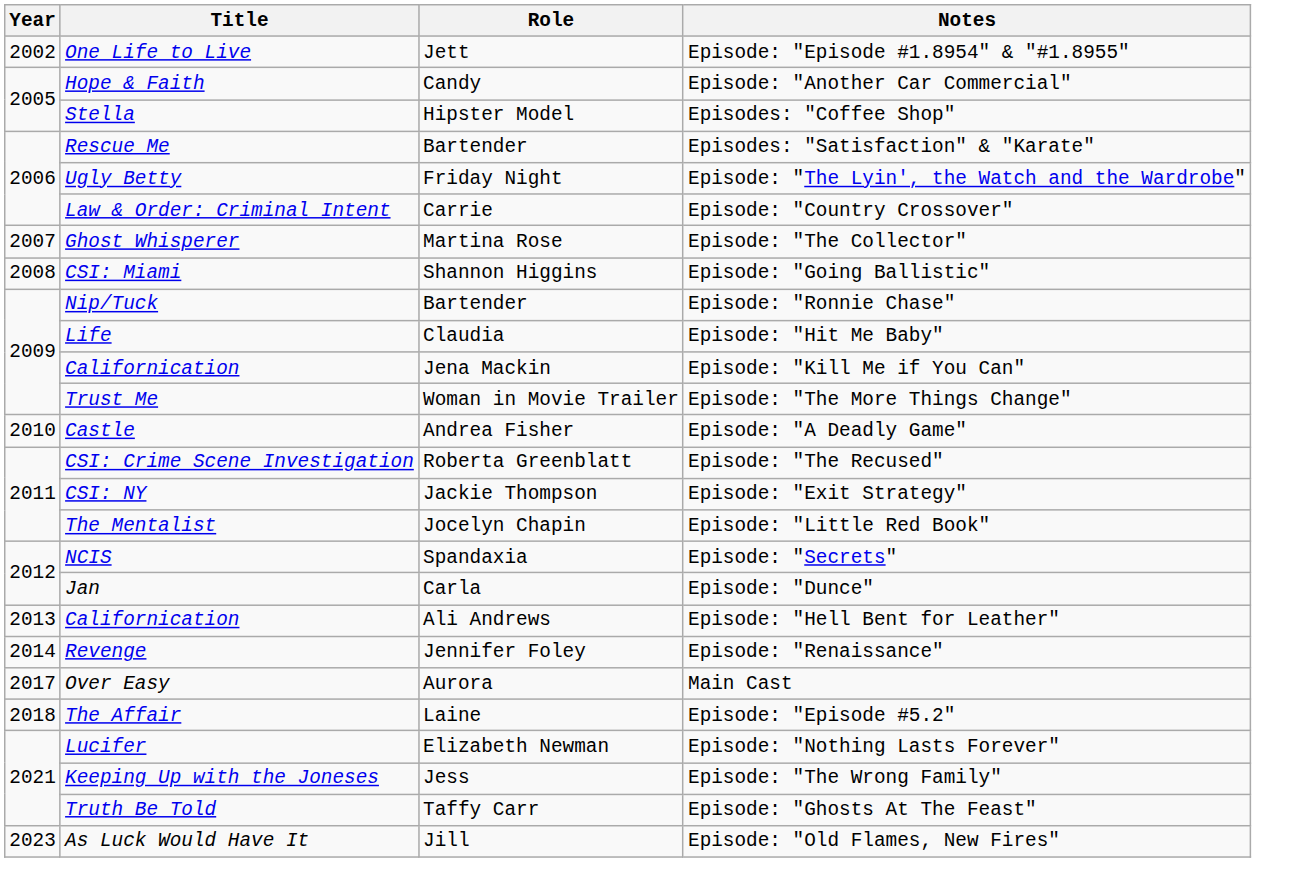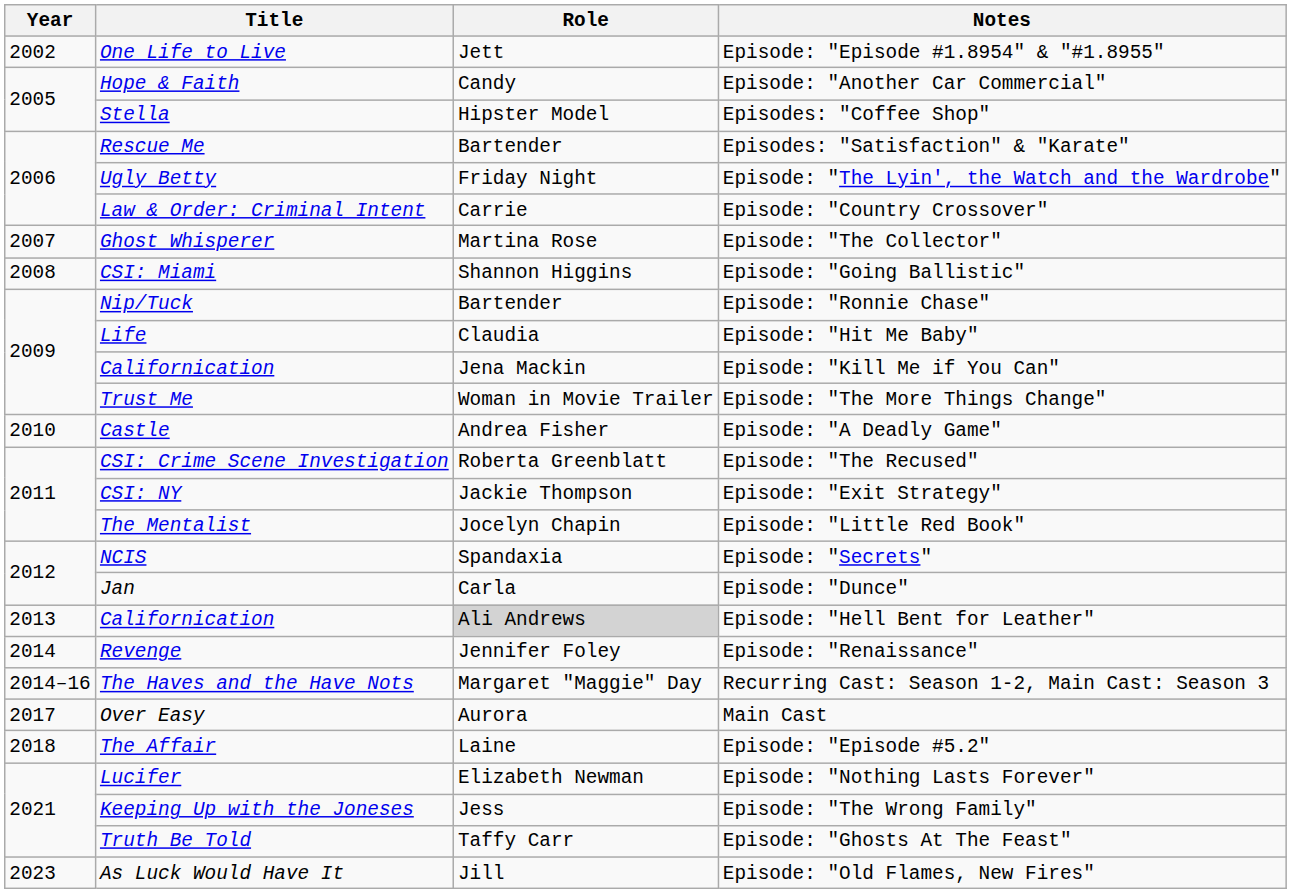(487, 620) no background -> (522, 620) lightgrey background
+ row: (996, 683)
